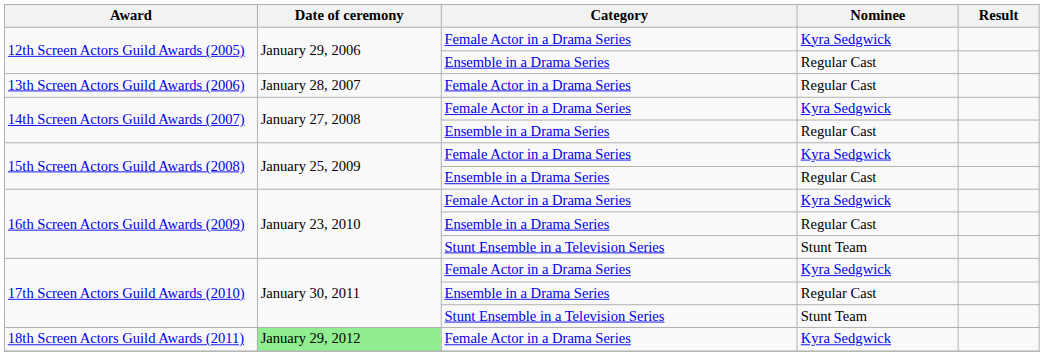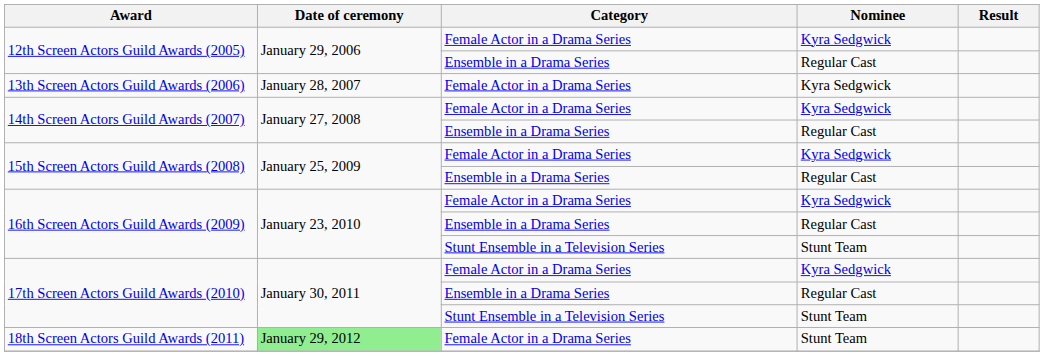(839, 85) Regular Cast -> (846, 85) Kyra Sedgwick
(846, 339) Kyra Sedgwick -> (834, 339) Stunt Team
